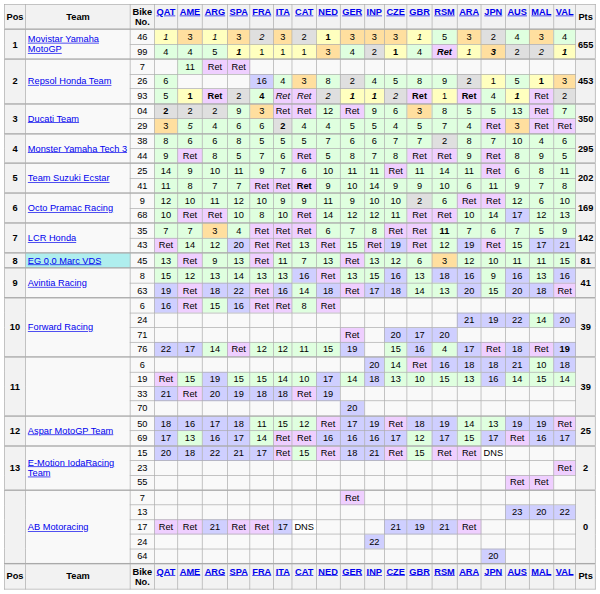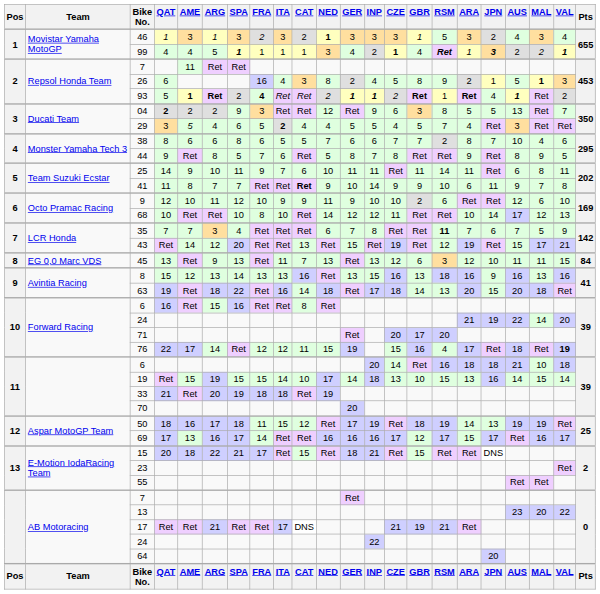(262, 126) 6 -> (262, 126) 5
(262, 141) 5 -> (262, 141) 6
(65, 260) paleturquoise background -> (65, 260) no background
(586, 260) 81 -> (586, 260) 84
